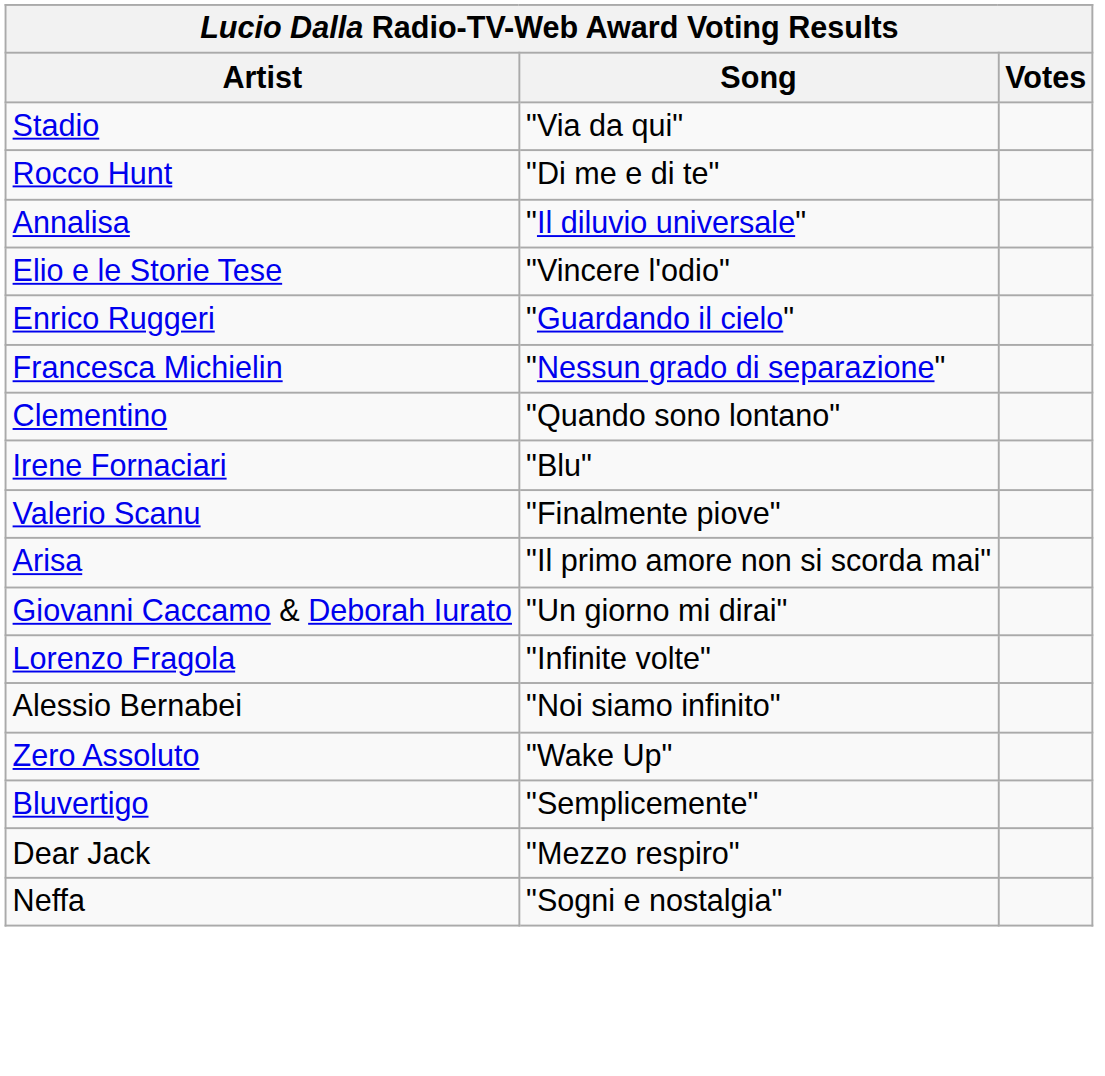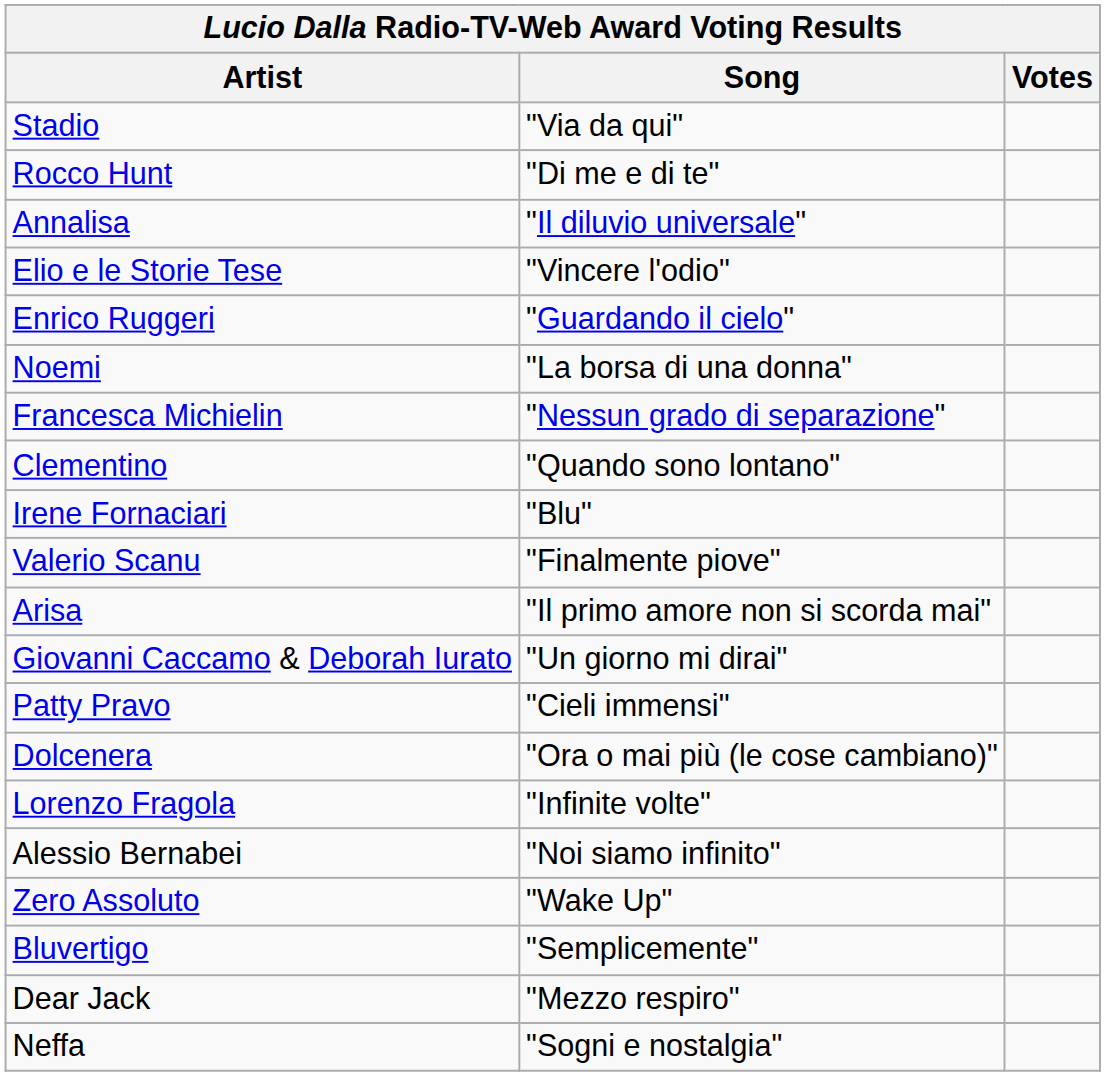+ row: (57, 367)
+ row: (92, 707)
+ row: (82, 755)
